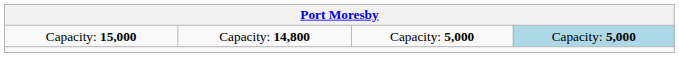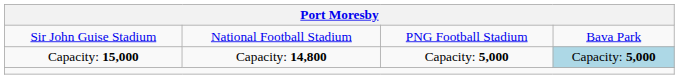+ row: (93, 36)
